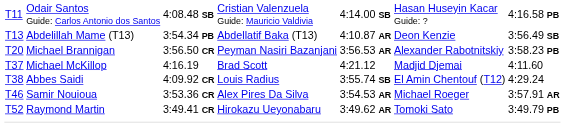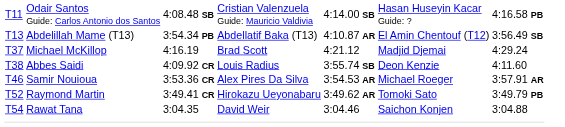(425, 36) Deon Kenzie -> (434, 36) El Amin Chentouf (T12)
- row: (14, 50)
(526, 65) 4:11.60 -> (510, 50) 4:29.24
(450, 80) El Amin Chentouf (T12) -> (409, 65) Deon Kenzie
(526, 80) 4:29.24 -> (510, 65) 4:11.60
+ row: (14, 109)
